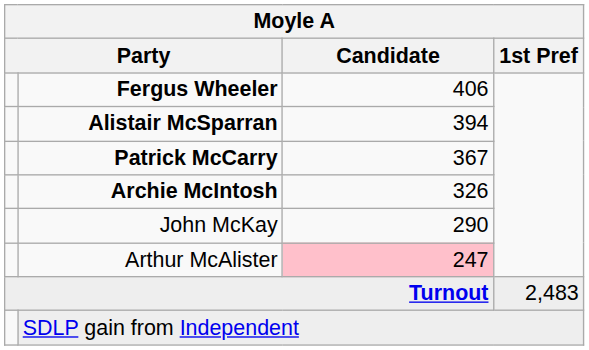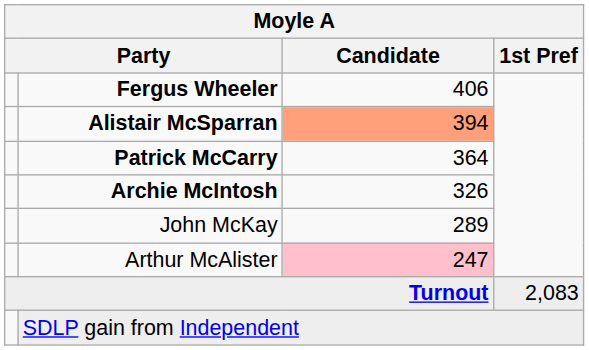(471, 123) no background -> (471, 123) lightsalmon background
(471, 157) 367 -> (471, 157) 364
(471, 225) 290 -> (471, 225) 289
(552, 293) 2,483 -> (552, 293) 2,083
